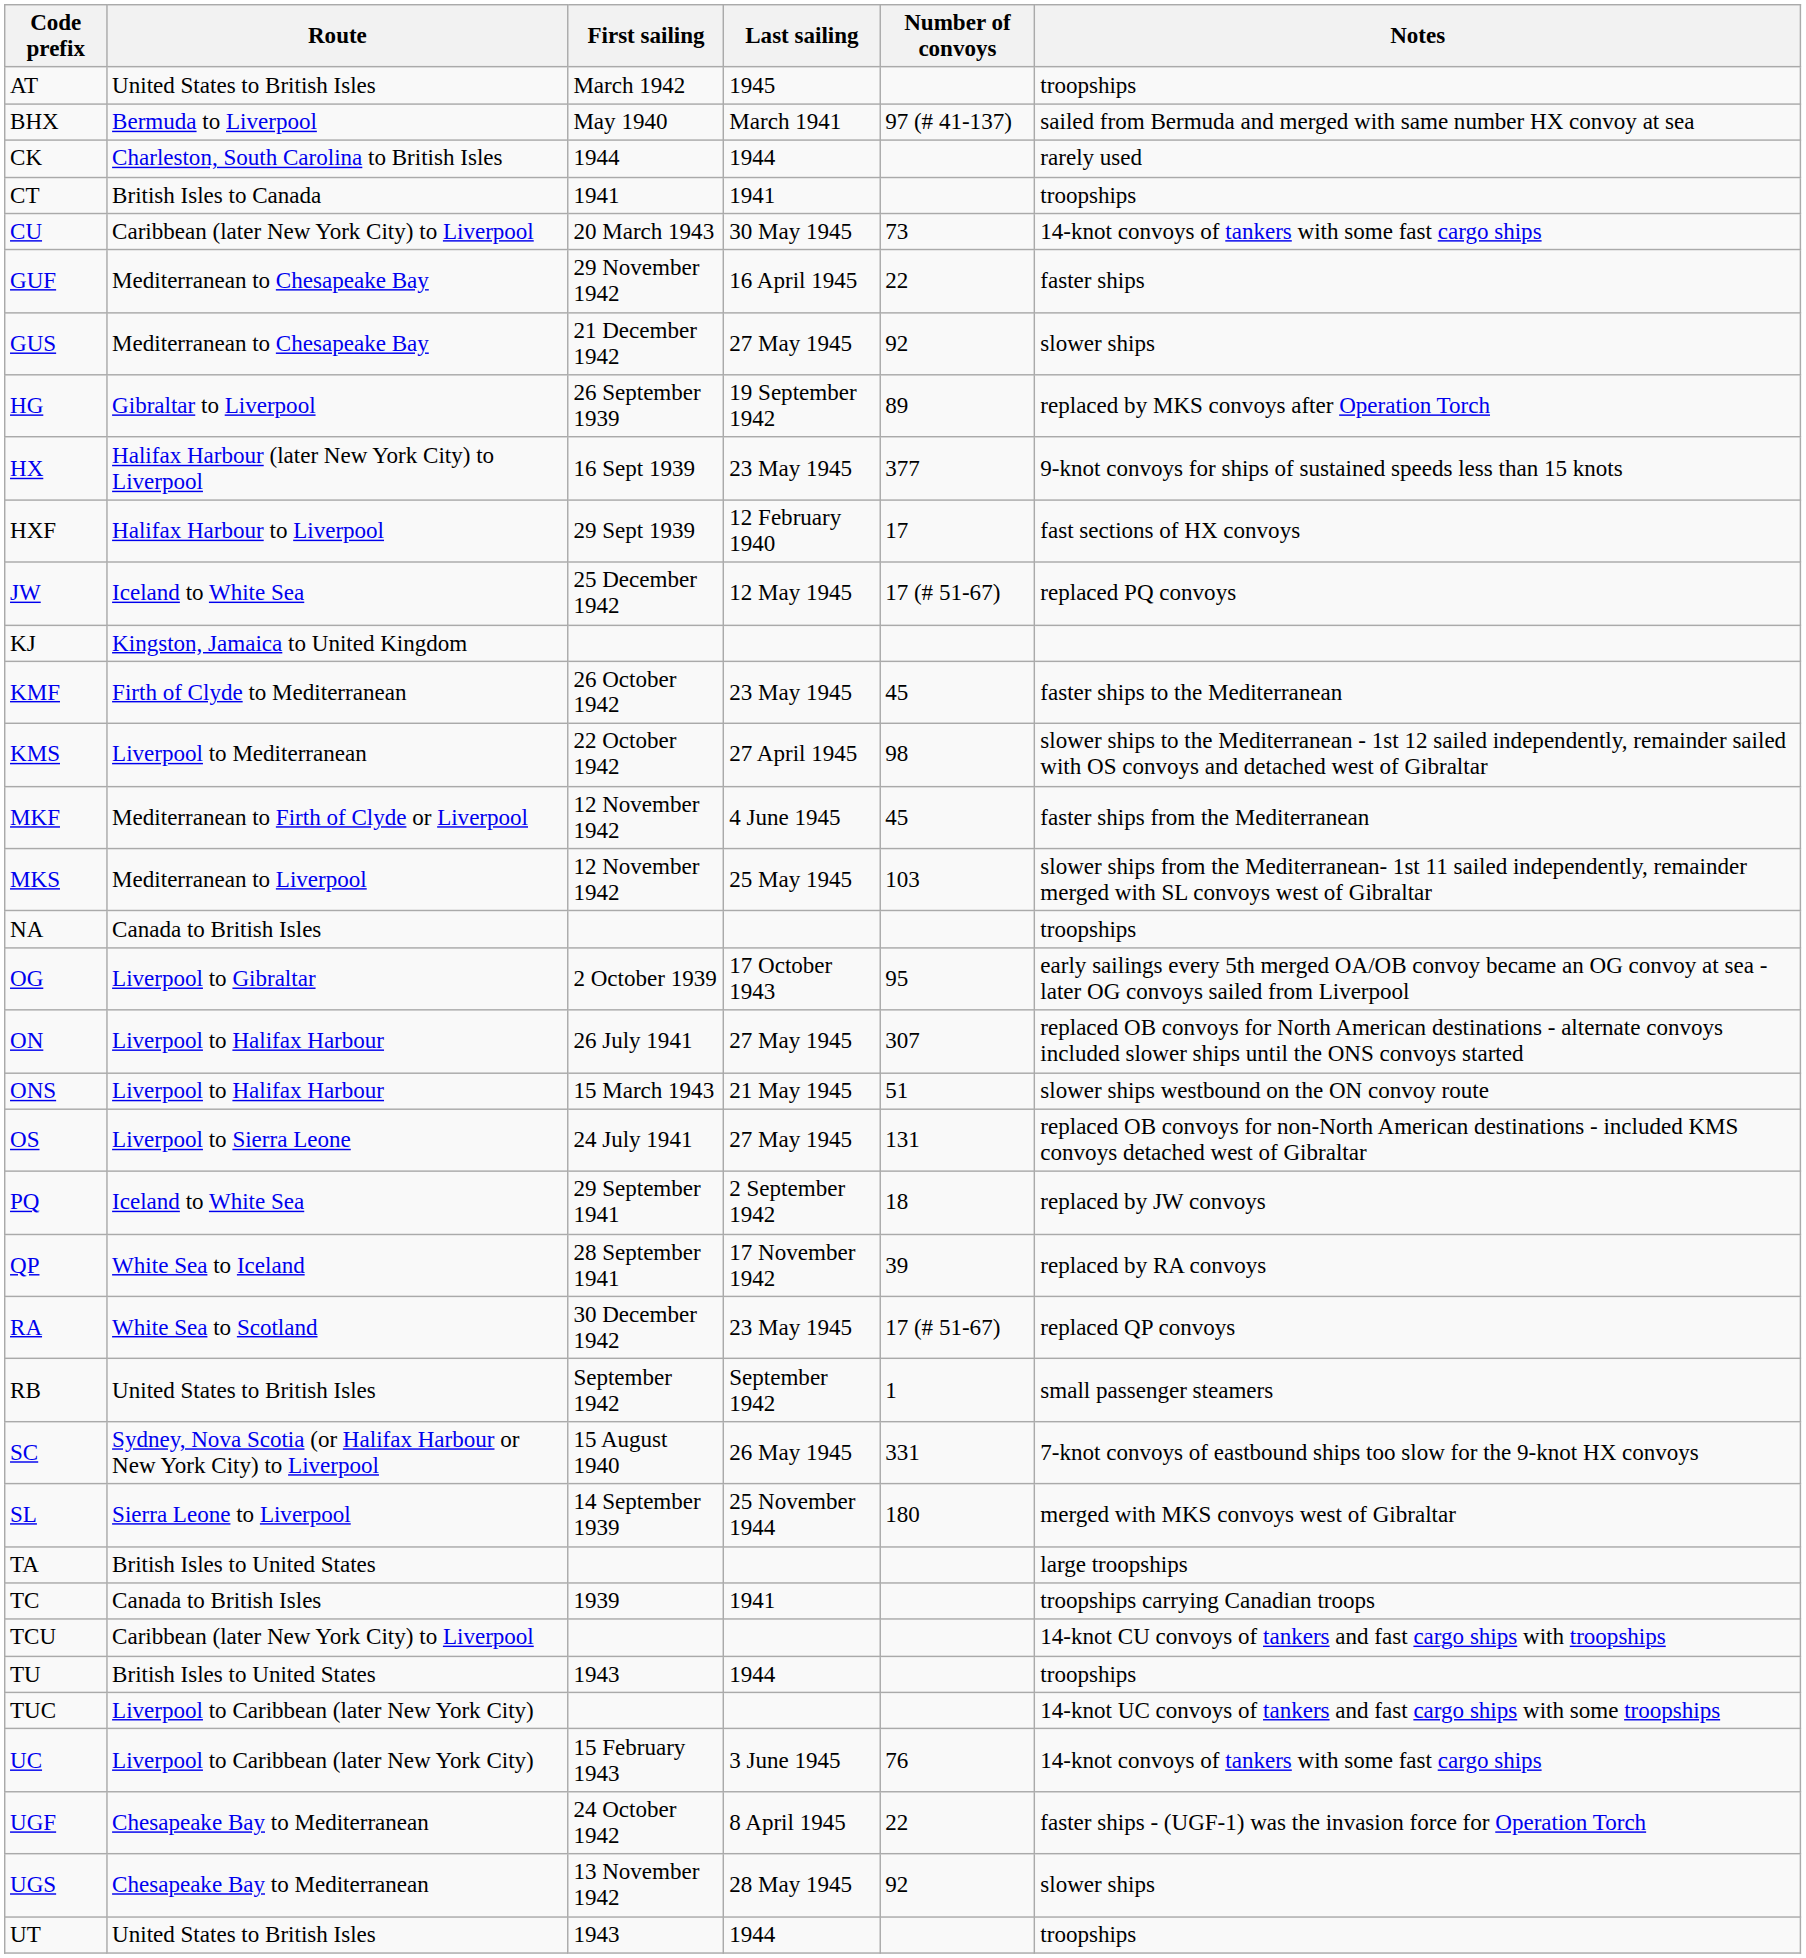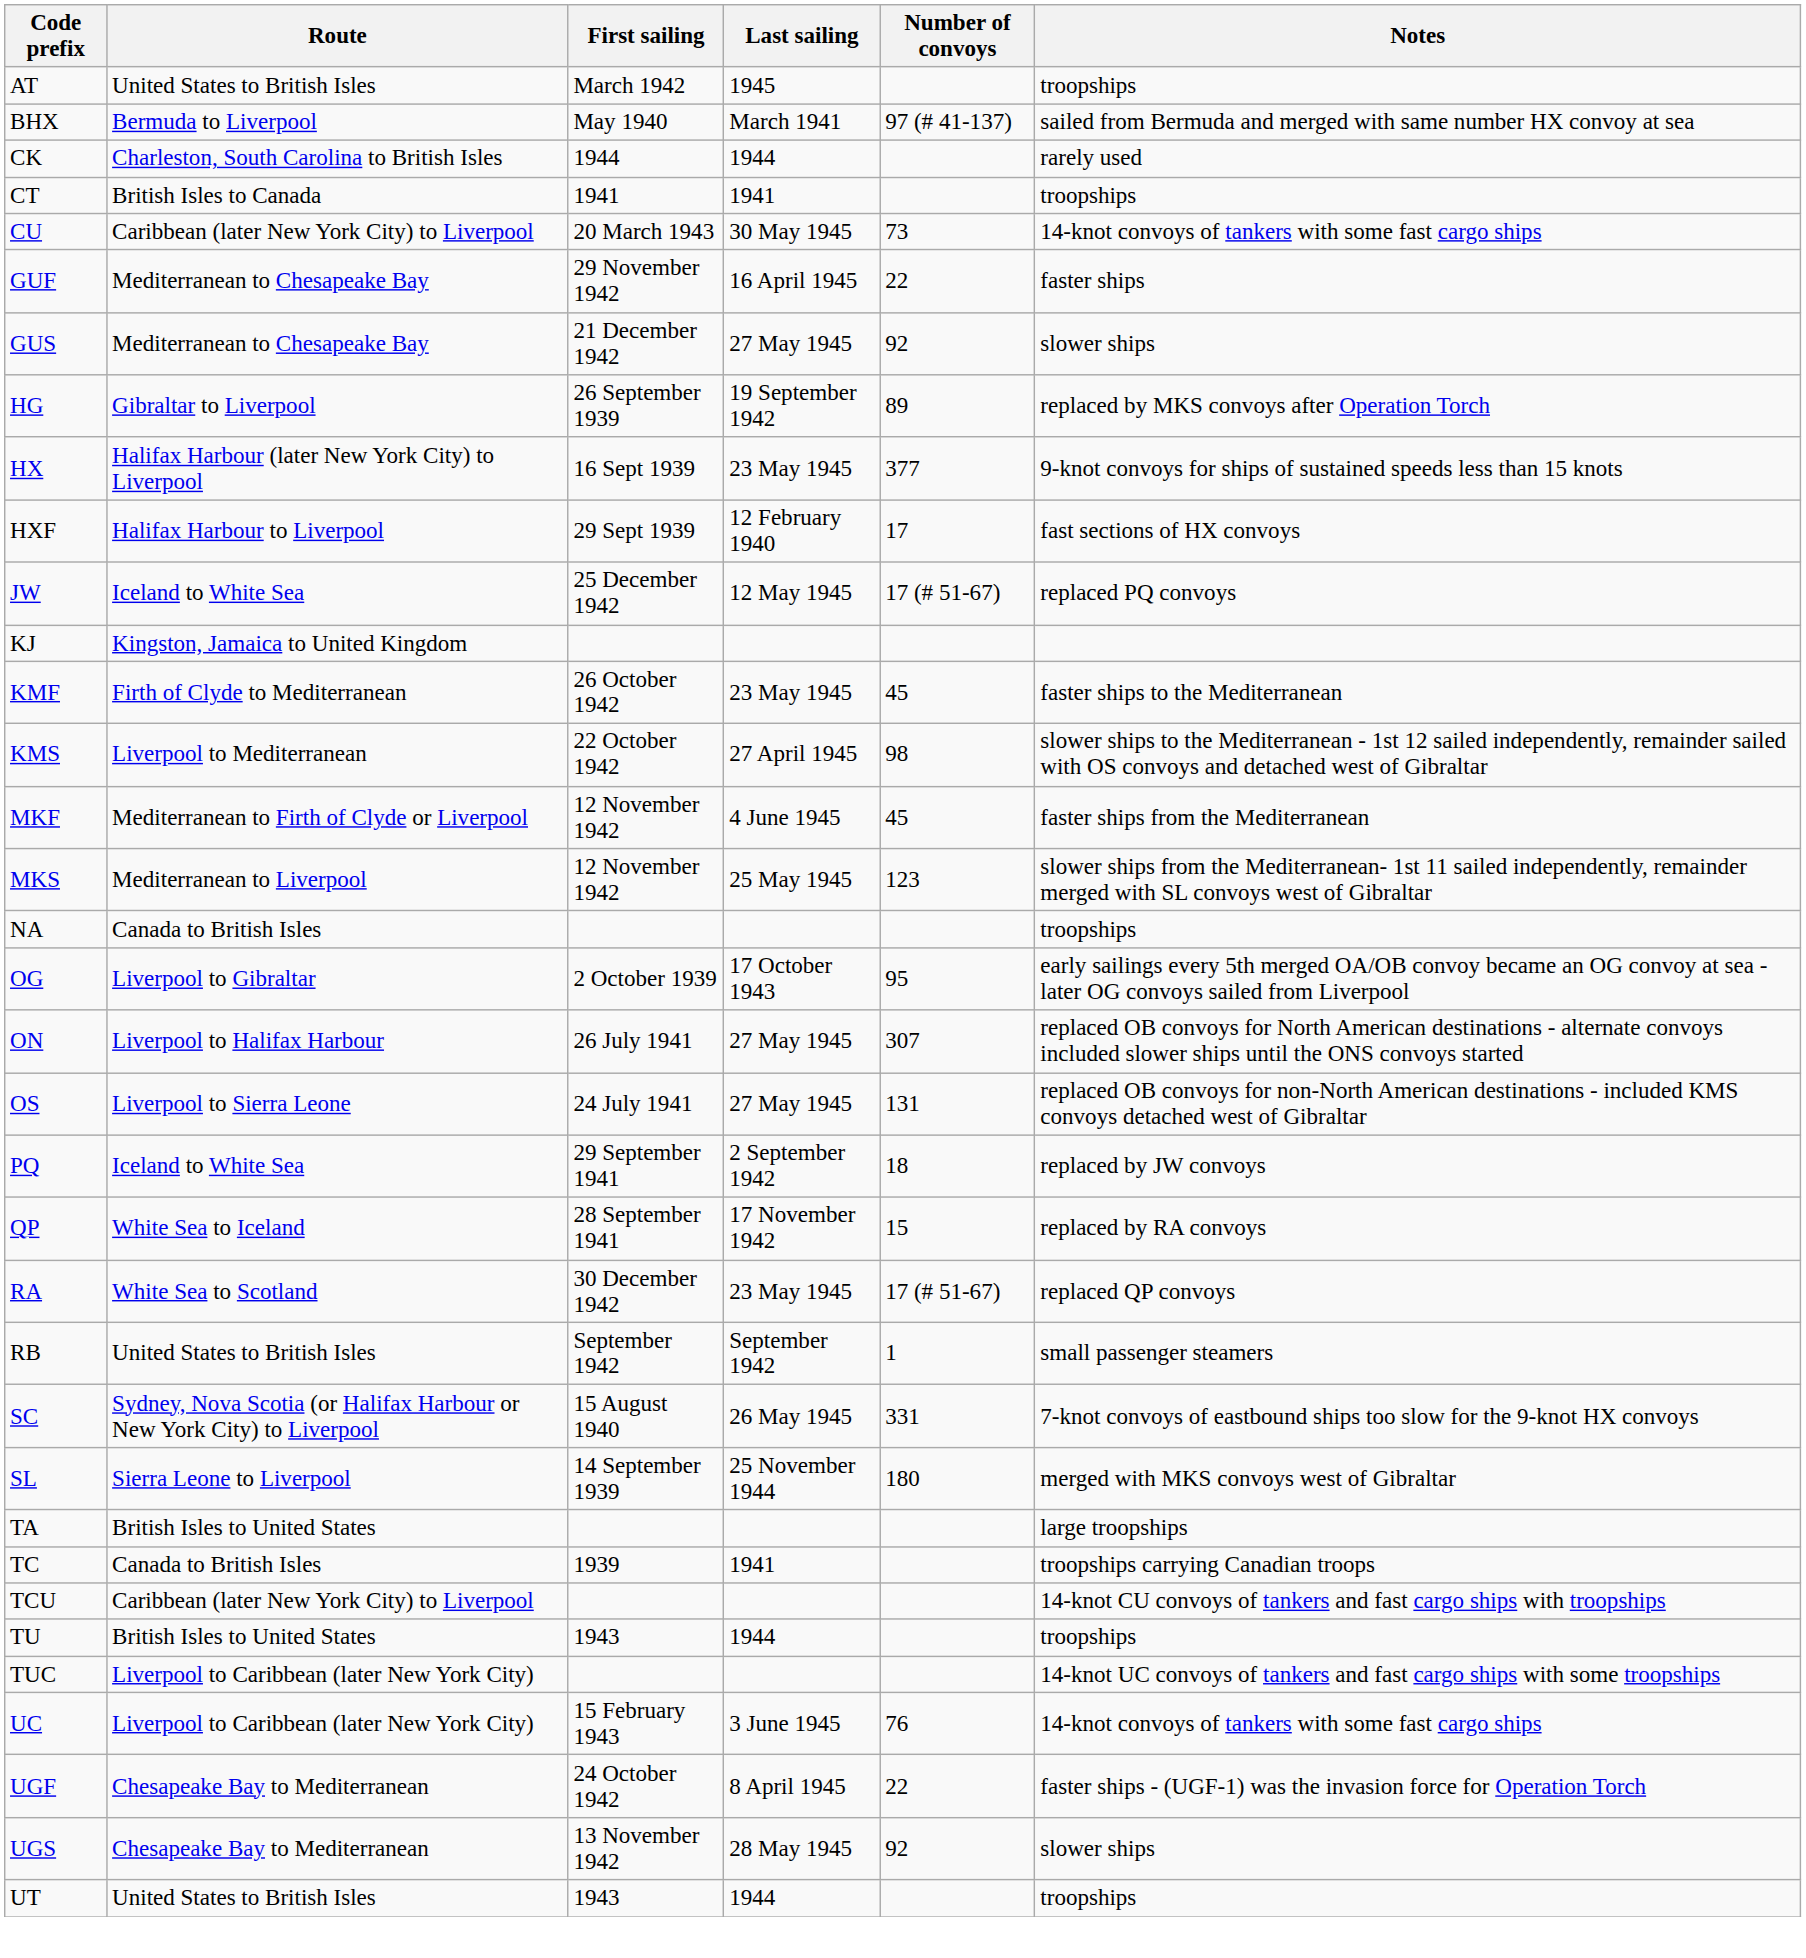(902, 879) 103 -> (902, 879) 123
- row: (33, 1090)
(897, 1264) 39 -> (897, 1228) 15
